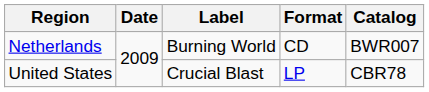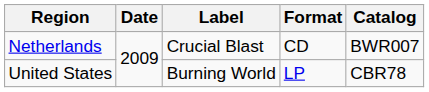(221, 45) Burning World -> (215, 45) Crucial Blast
(215, 73) Crucial Blast -> (221, 73) Burning World
